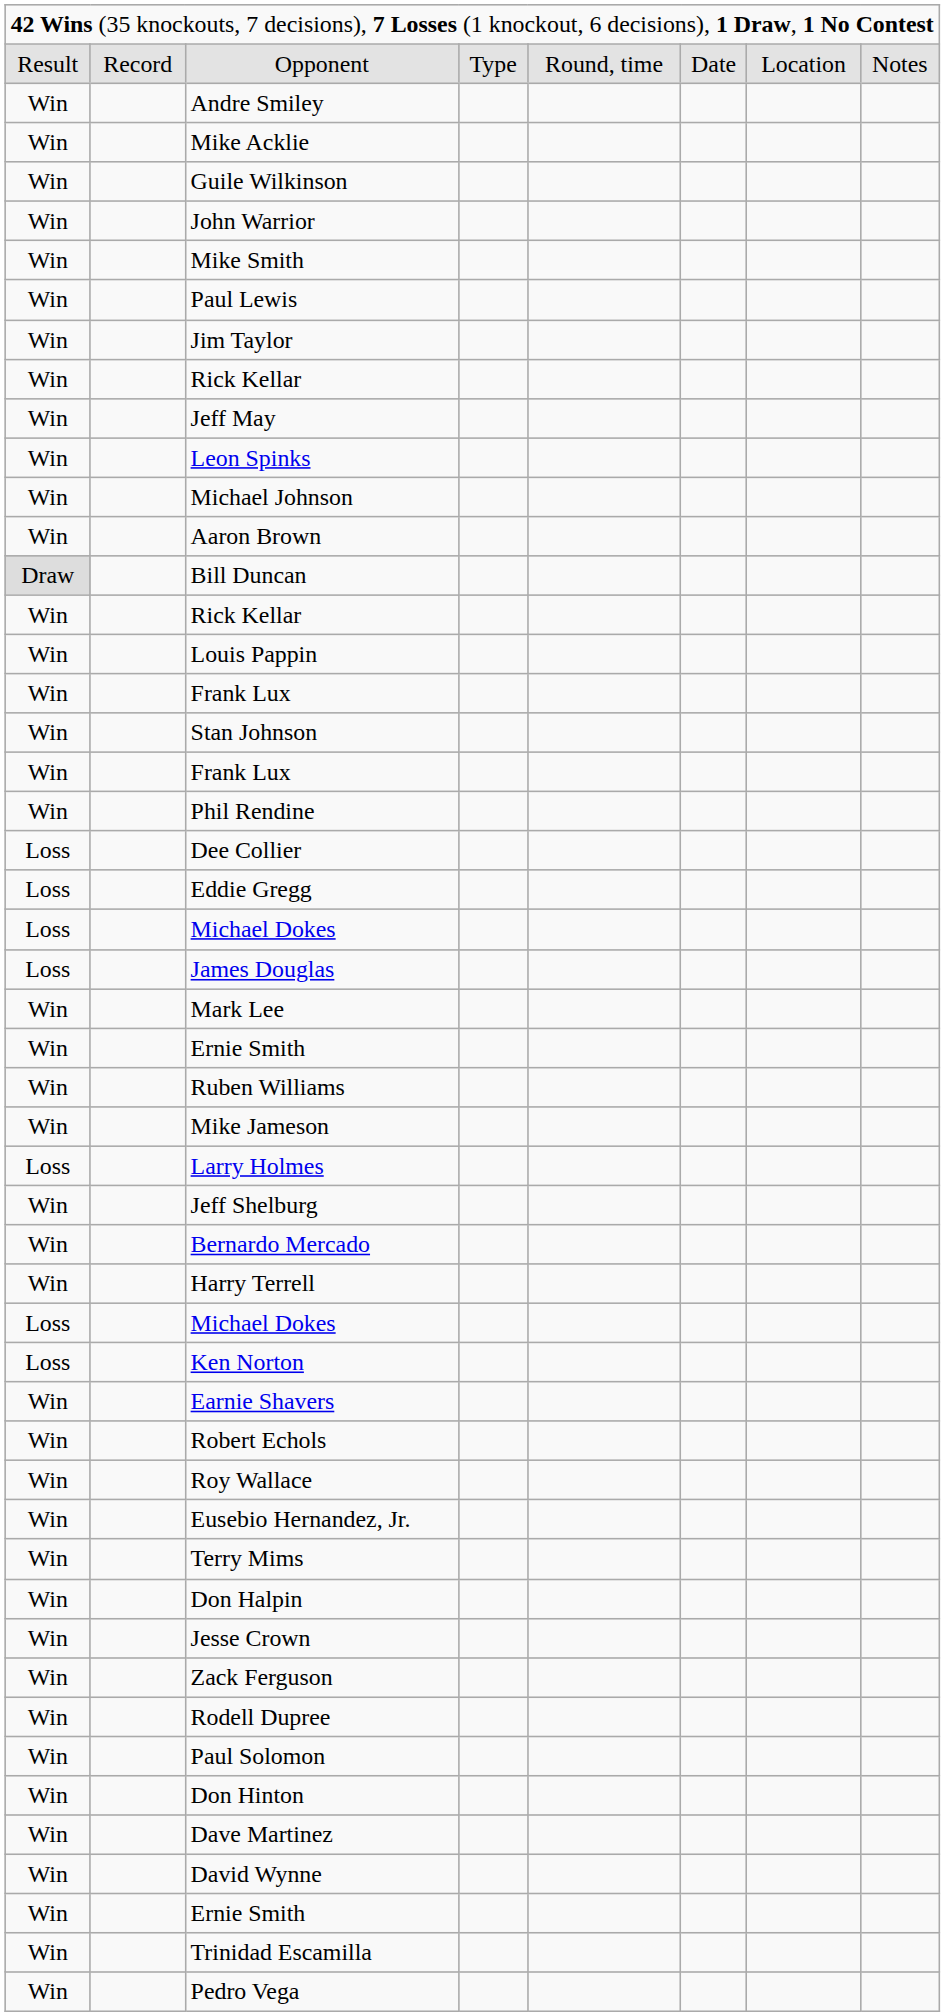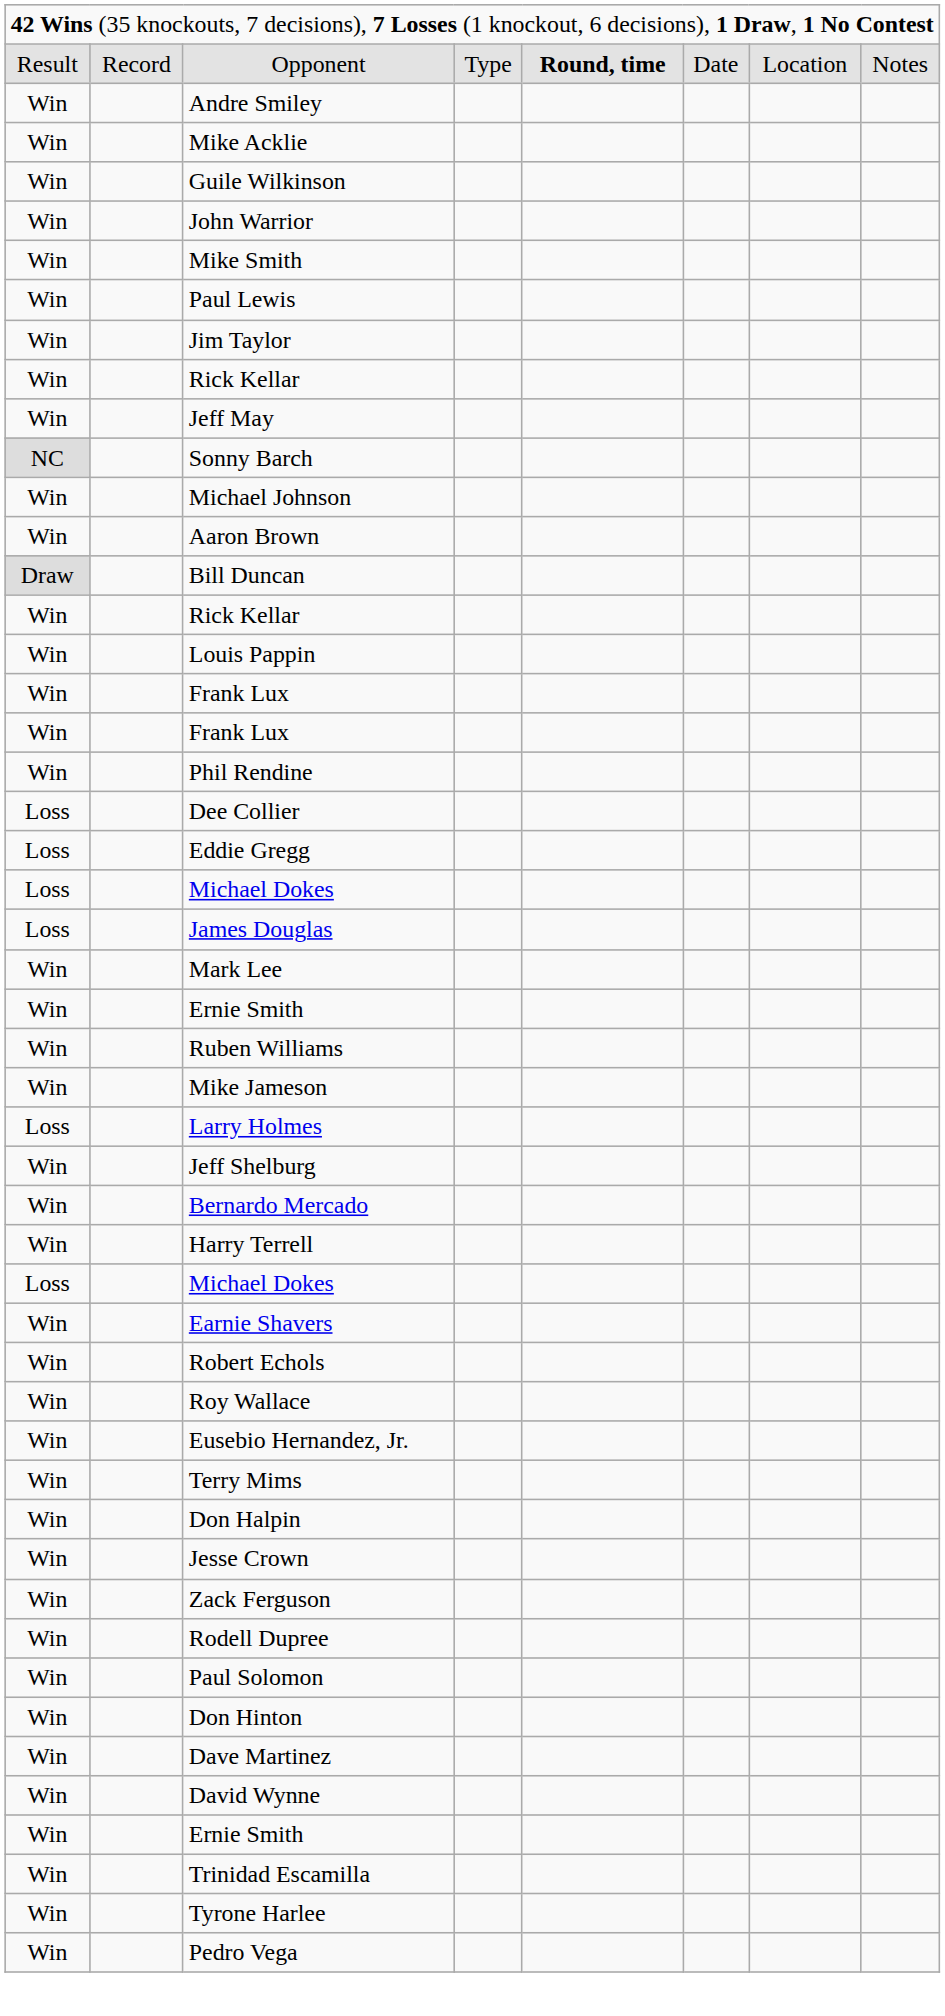(604, 63) normal -> (603, 63) bold
+ row: (47, 457)
- row: (48, 457)
- row: (48, 732)
- row: (48, 1362)
+ row: (47, 1912)
